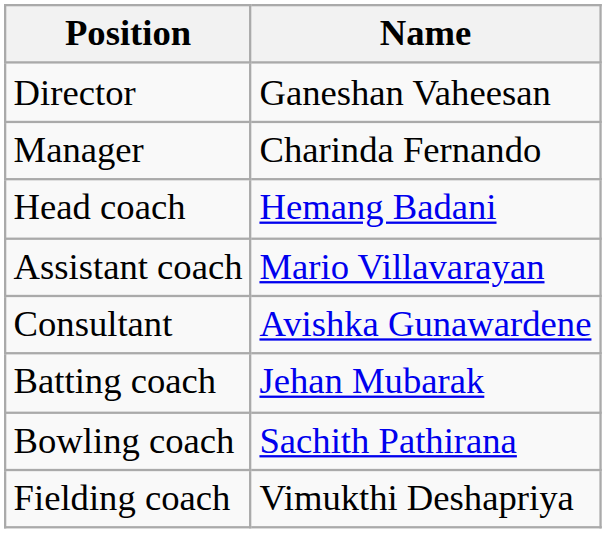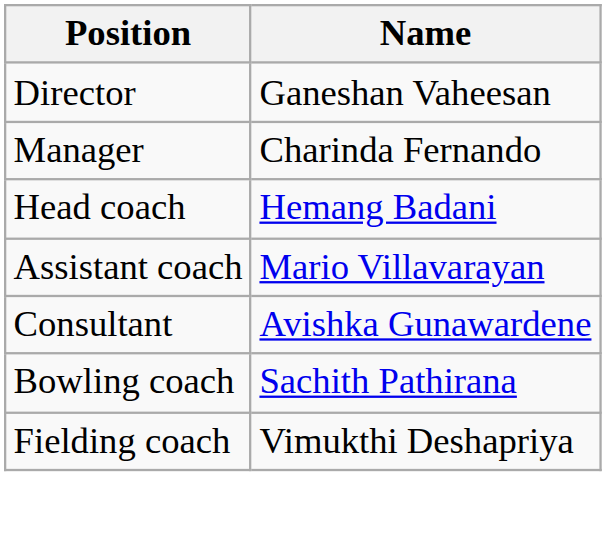- row: (115, 382)
